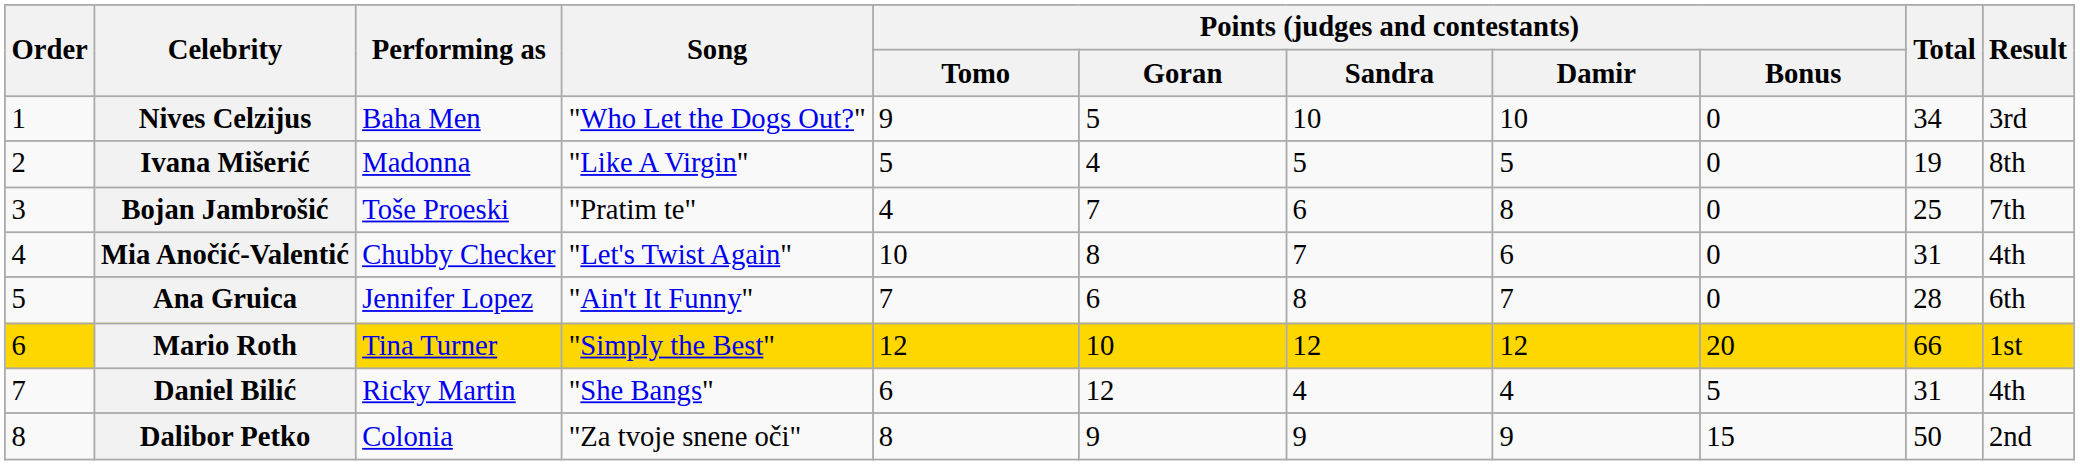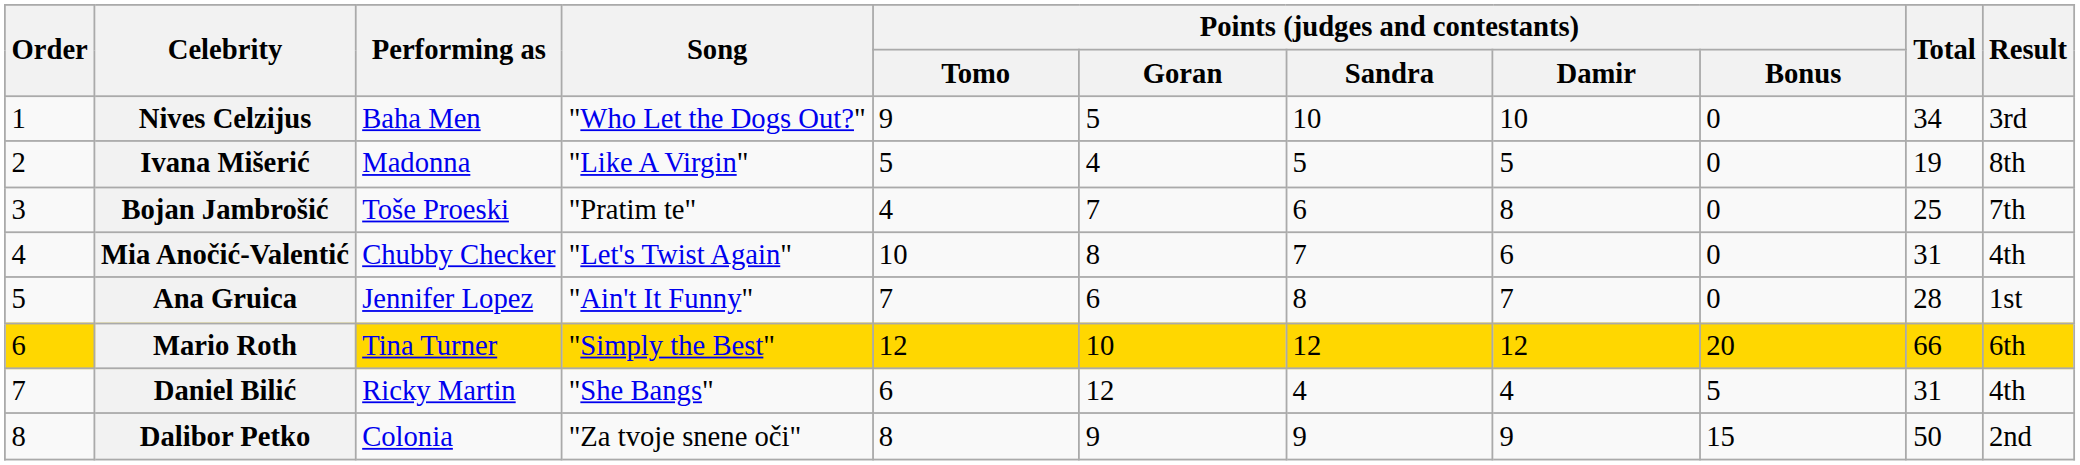(2007, 299) 6th -> (2006, 299) 1st
(2006, 345) 1st -> (2007, 345) 6th
